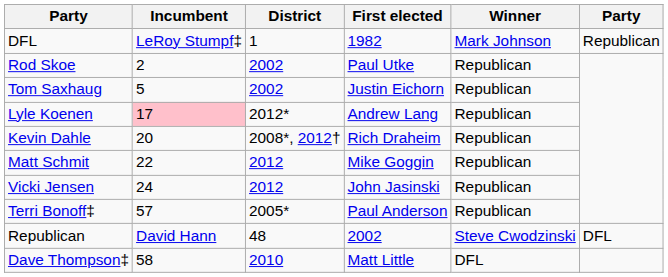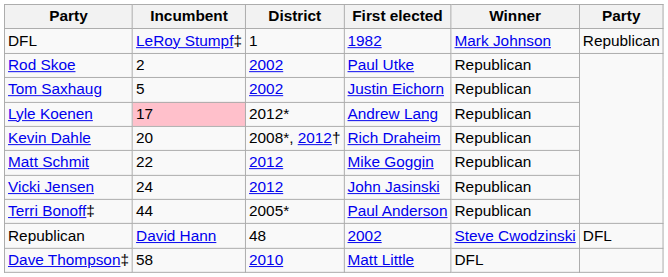(145, 211) 57 -> (145, 211) 44
